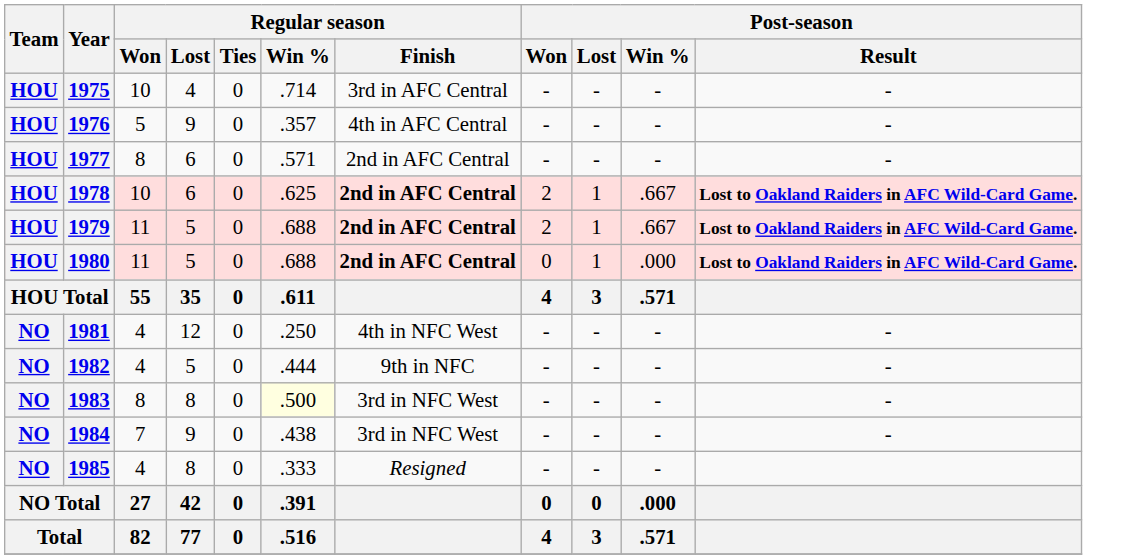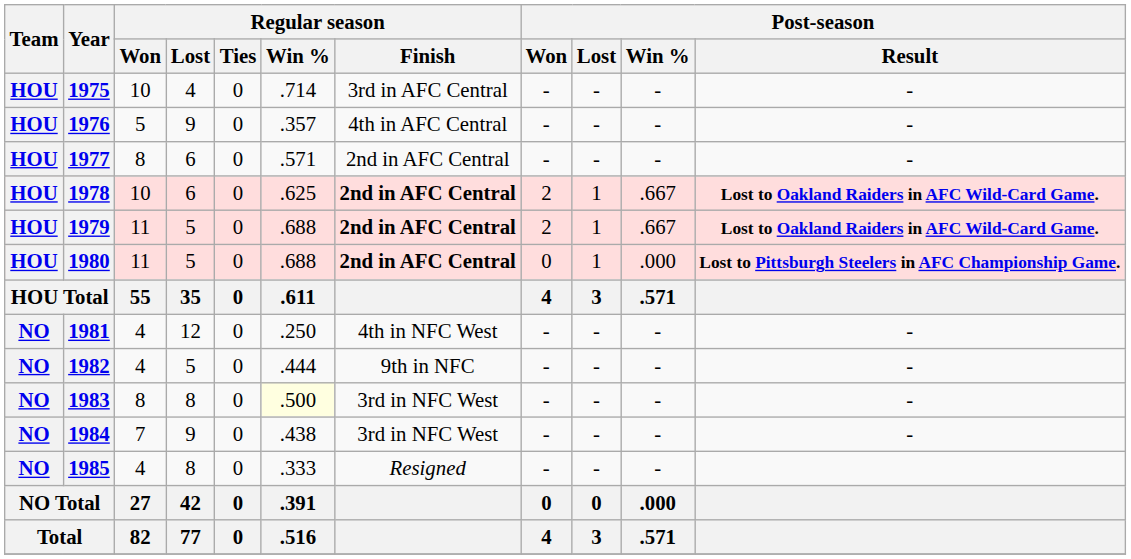(888, 264) Lost to Oakland Raiders in AFC Wild-Card Game. -> (910, 264) Lost to Pittsburgh Steelers in AFC Championship Game.
